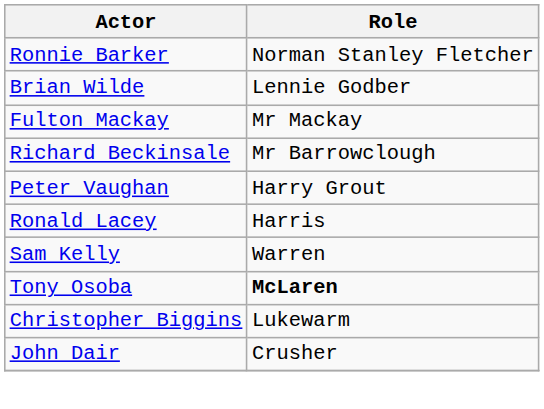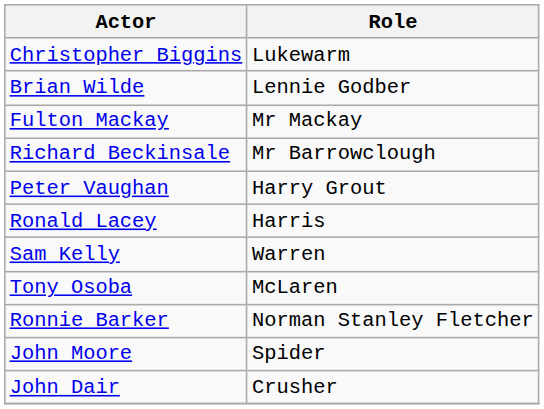rows swapped: (89, 55) <-> (126, 321)
(295, 288) bold -> (295, 288) normal
+ row: (71, 354)
